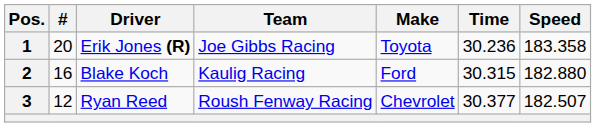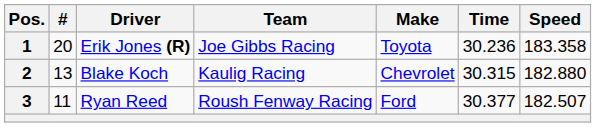(63, 73) 16 -> (63, 73) 13
(398, 73) Ford -> (418, 73) Chevrolet
(63, 101) 12 -> (62, 101) 11
(418, 101) Chevrolet -> (398, 101) Ford
